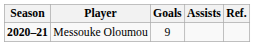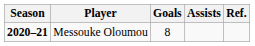(167, 32) 9 -> (167, 32) 8
